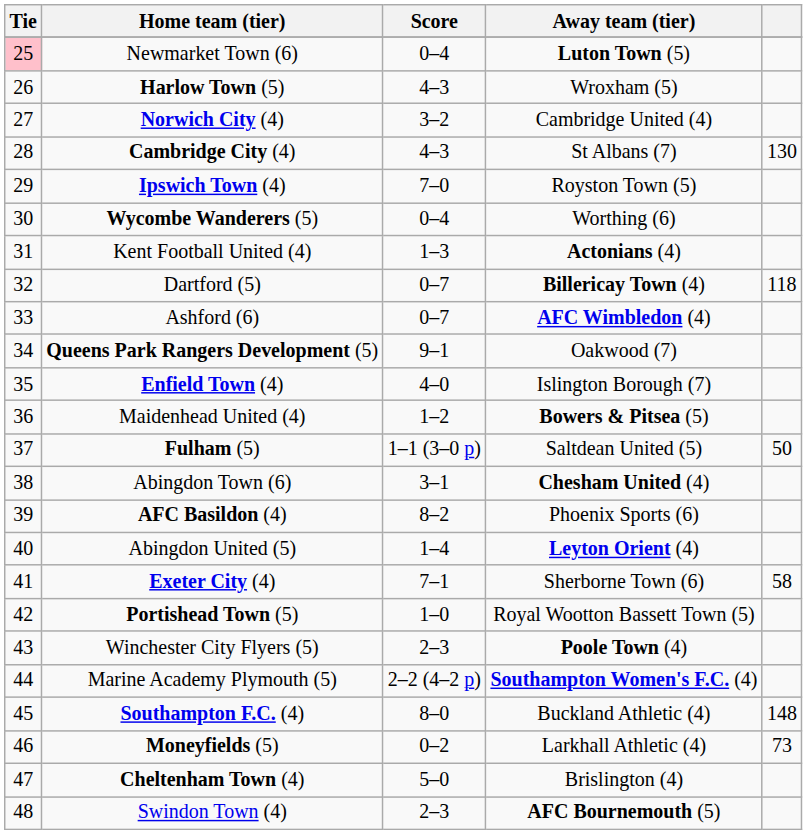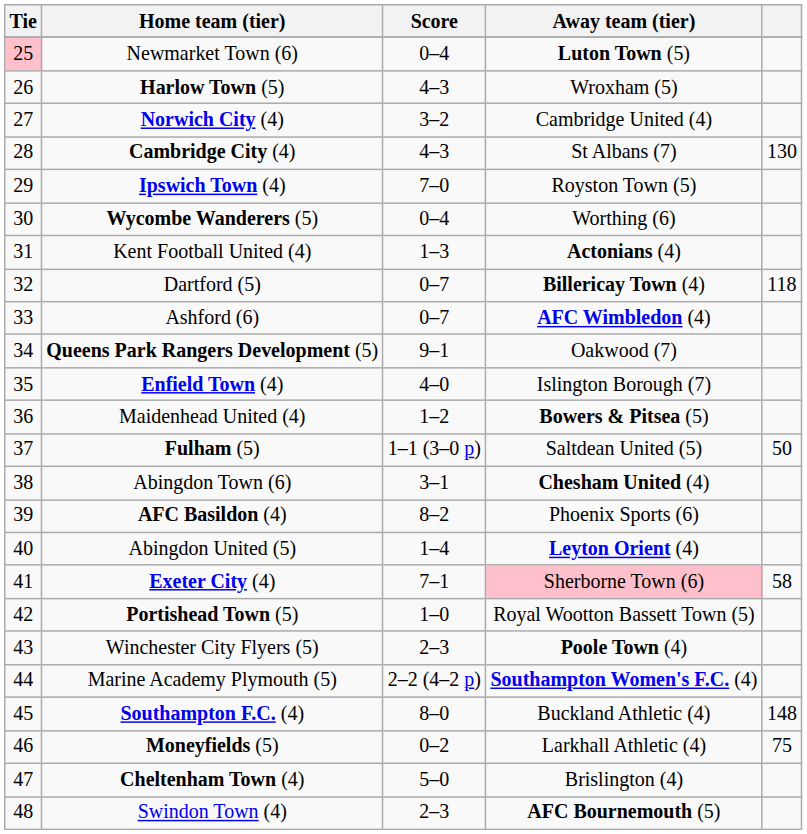(624, 581) no background -> (624, 581) pink background
(782, 746) 73 -> (782, 746) 75
